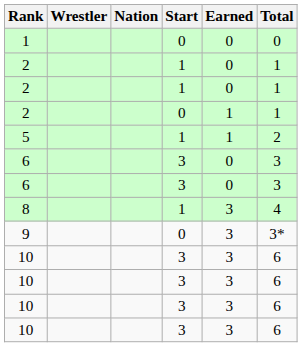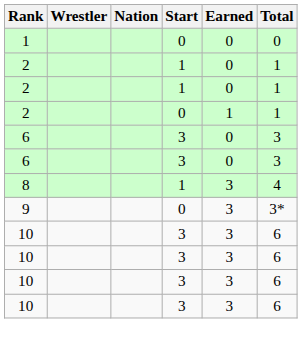- row: (26, 137)
